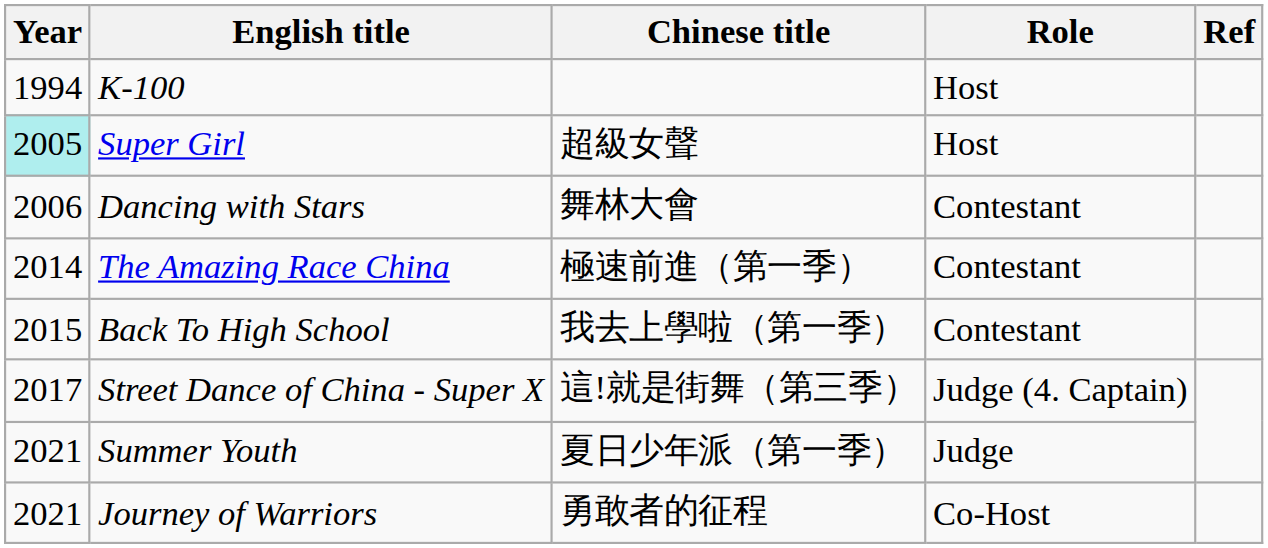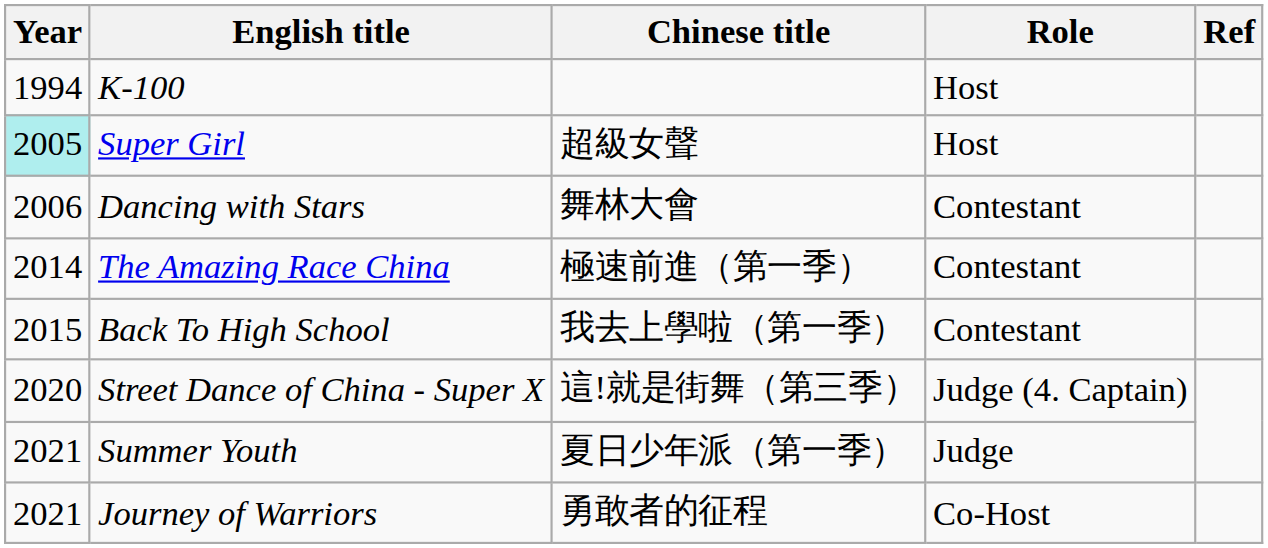(48, 389) 2017 -> (48, 389) 2020
